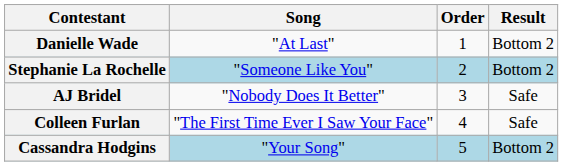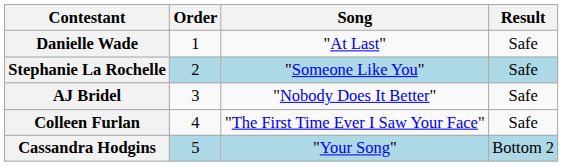columns swapped: (463, 17) <-> (303, 17)
(523, 43) Bottom 2 -> (523, 43) Safe
(523, 69) Bottom 2 -> (523, 69) Safe
